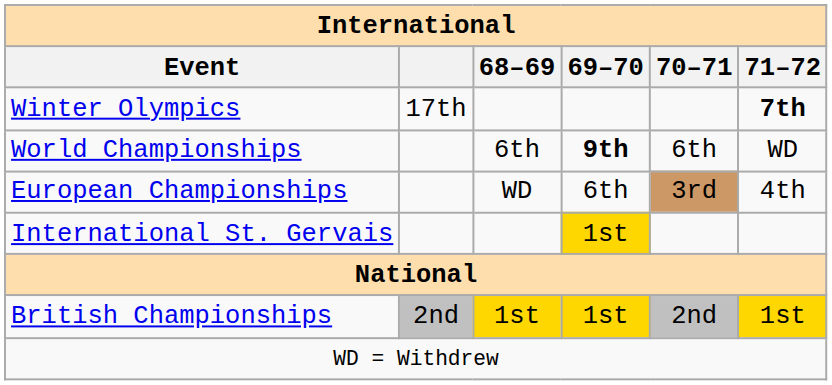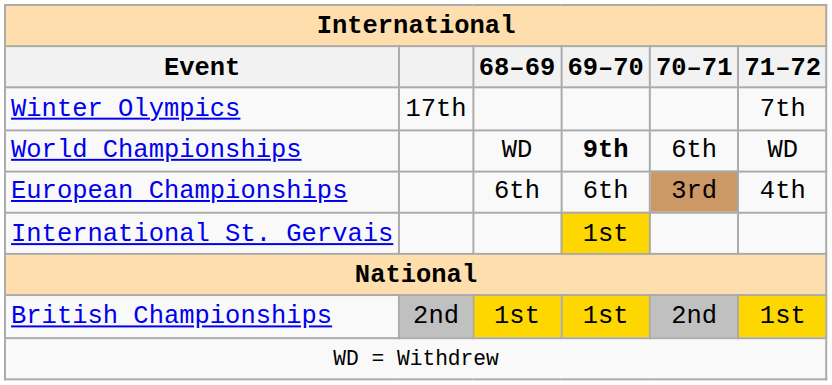(783, 109) bold -> (783, 109) normal
(517, 150) 6th -> (517, 150) WD
(517, 192) WD -> (517, 192) 6th
